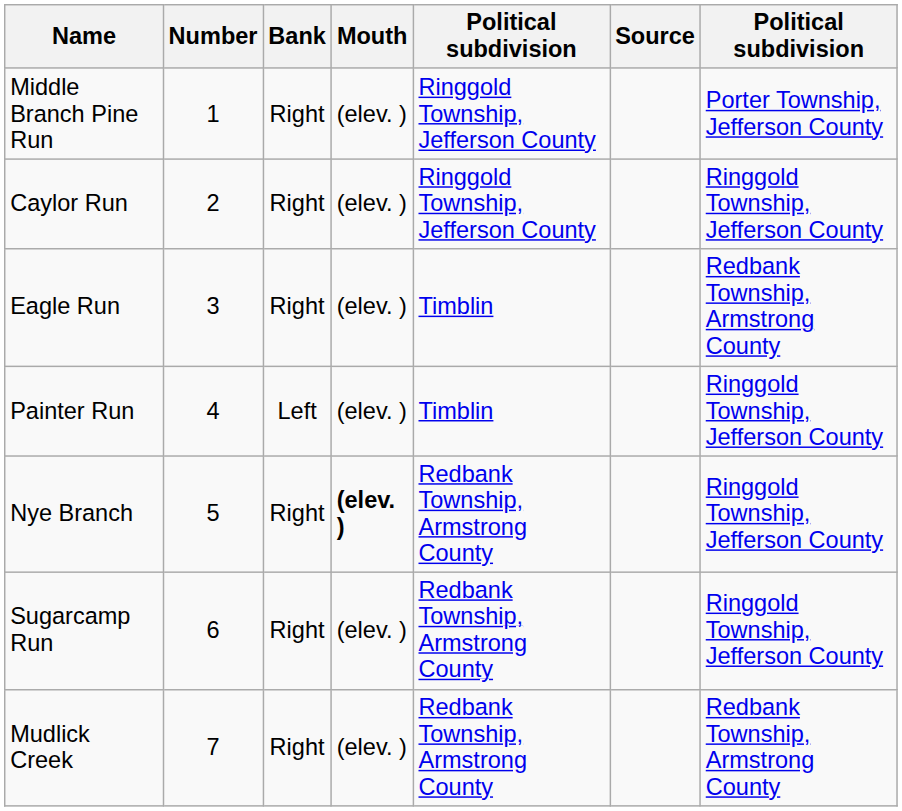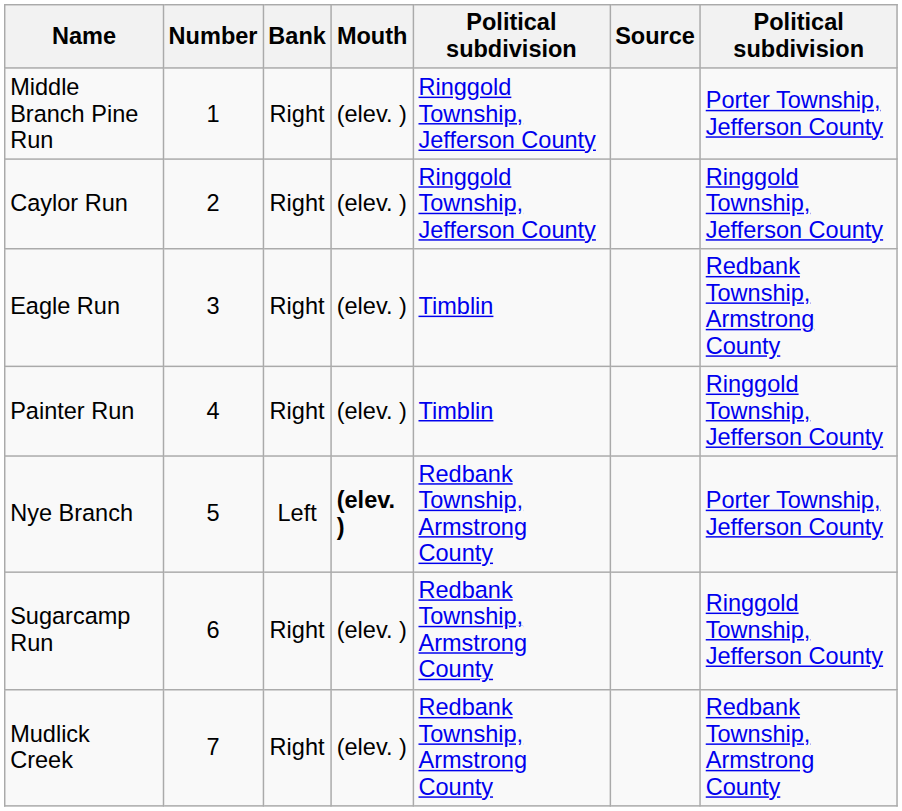(297, 410) Left -> (297, 410) Right
(297, 513) Right -> (297, 513) Left
(794, 513) Ringgold Township, Jefferson County -> (794, 513) Porter Township, Jefferson County
